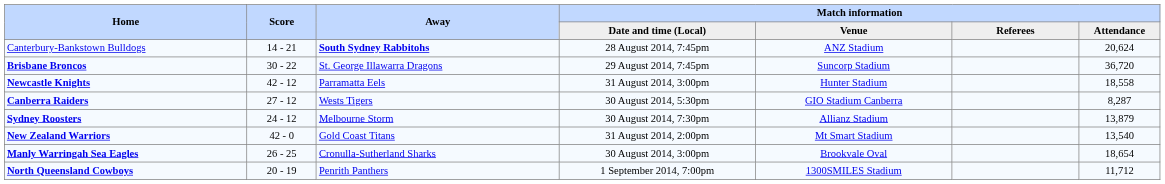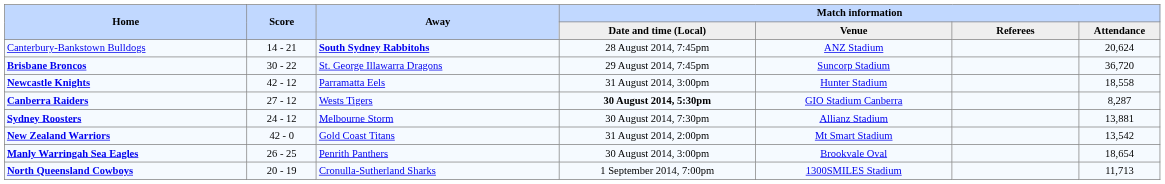(657, 100) normal -> (657, 100) bold
(1119, 118) 13,879 -> (1119, 118) 13,881
(1119, 135) 13,540 -> (1119, 135) 13,542
(377, 153) Cronulla-Sutherland Sharks -> (353, 153) Penrith Panthers
(353, 170) Penrith Panthers -> (377, 170) Cronulla-Sutherland Sharks
(1119, 170) 11,712 -> (1119, 170) 11,713
